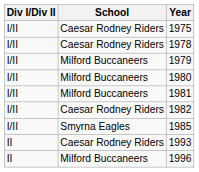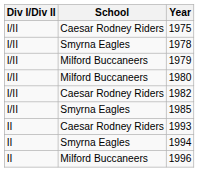(112, 45) Caesar Rodney Riders -> (95, 45) Smyrna Eagles
- row: (180, 94)
+ row: (180, 142)
